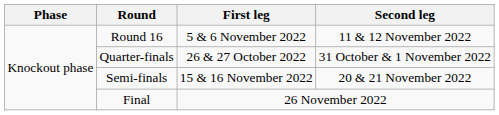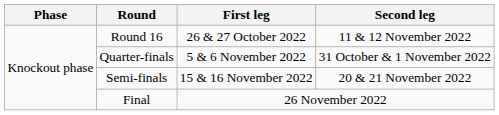(246, 36) 5 & 6 November 2022 -> (246, 36) 26 & 27 October 2022
(246, 57) 26 & 27 October 2022 -> (246, 57) 5 & 6 November 2022
